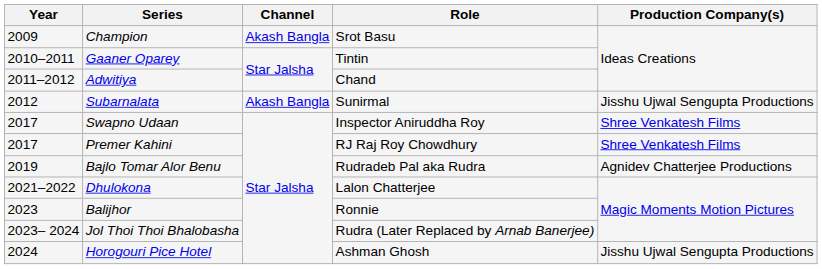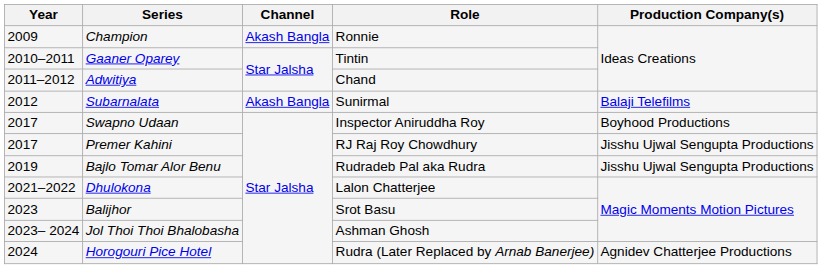(365, 36) Srot Basu -> (357, 36) Ronnie
(707, 101) Jisshu Ujwal Sengupta Productions -> (645, 101) Balaji Telefilms
(670, 123) Shree Venkatesh Films -> (665, 123) Boyhood Productions
(670, 144) Shree Venkatesh Films -> (707, 144) Jisshu Ujwal Sengupta Productions
(696, 166) Agnidev Chatterjee Productions -> (707, 166) Jisshu Ujwal Sengupta Productions
(357, 209) Ronnie -> (365, 209) Srot Basu
(465, 230) Rudra (Later Replaced by Arnab Banerjee) -> (382, 230) Ashman Ghosh
(382, 252) Ashman Ghosh -> (465, 252) Rudra (Later Replaced by Arnab Banerjee)
(707, 252) Jisshu Ujwal Sengupta Productions -> (696, 252) Agnidev Chatterjee Productions
